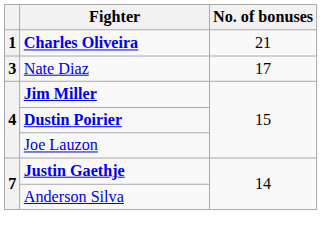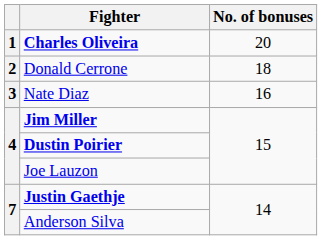(263, 42) 21 -> (263, 42) 20
+ row: (76, 68)
(263, 68) 17 -> (263, 94) 16
